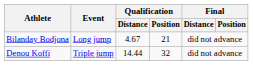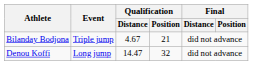(92, 39) Long jump -> (93, 39) Triple jump
(93, 53) Triple jump -> (92, 53) Long jump
(133, 53) 14.44 -> (133, 53) 14.47
